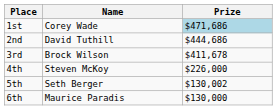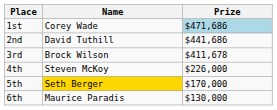(206, 40) $444,686 -> (206, 40) $441,686
(74, 84) no background -> (74, 84) gold background
(206, 84) $130,002 -> (206, 84) $170,000
